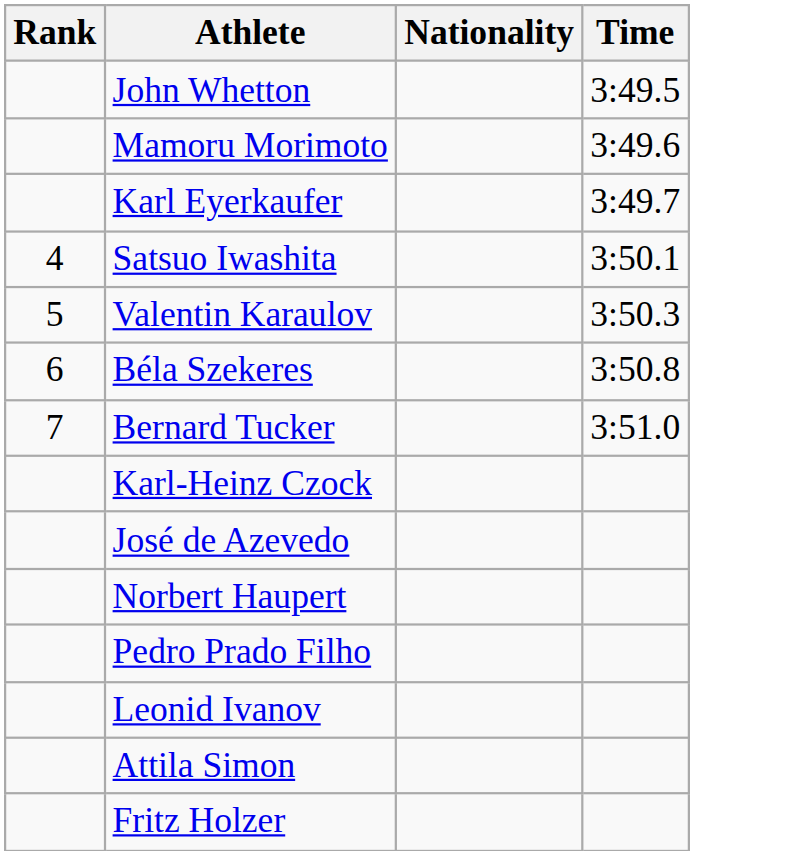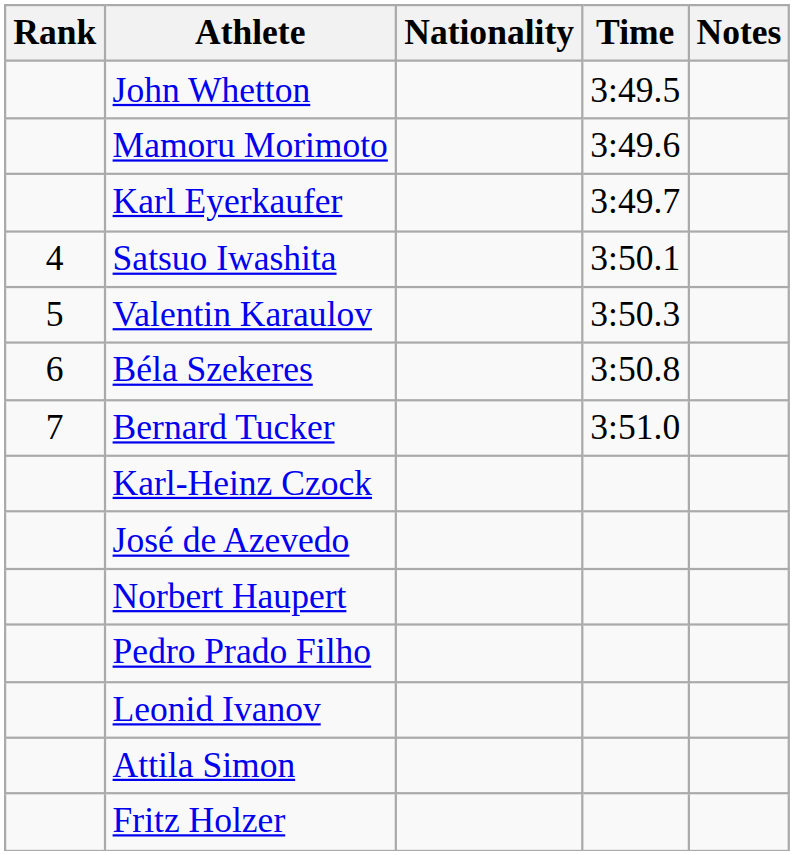+ column: (739, 32)
